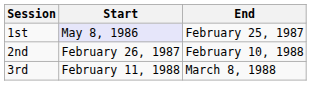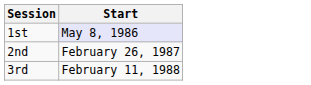- column: (245, 14)
